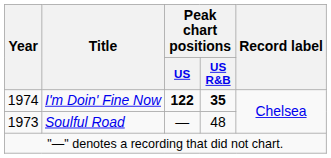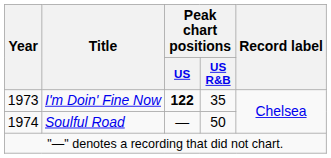(23, 100) 1974 -> (23, 100) 1973
(218, 100) bold -> (218, 100) normal
(23, 122) 1973 -> (23, 122) 1974
(218, 122) 48 -> (218, 122) 50
